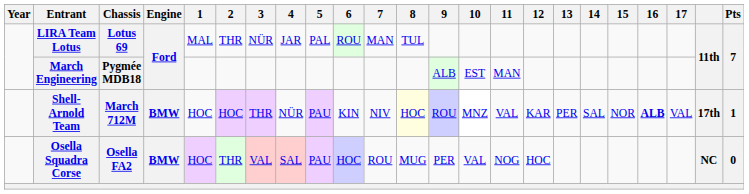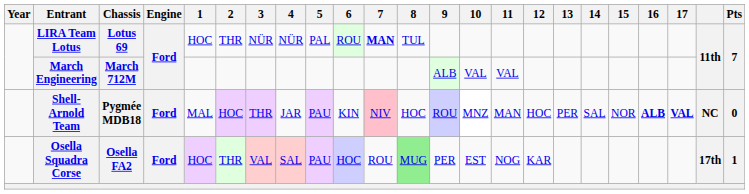(200, 40) MAL -> (200, 40) HOC
(291, 40) JAR -> (291, 40) NÜR
(380, 40) normal -> (380, 40) bold
(122, 73) Pygmée MDB18 -> (122, 73) March 712M
(475, 73) EST -> (475, 73) VAL
(507, 73) MAN -> (508, 73) VAL
(122, 113) March 712M -> (122, 113) Pygmée MDB18
(164, 113) BMW -> (164, 113) Ford
(200, 113) HOC -> (200, 113) MAL
(291, 113) NÜR -> (291, 113) JAR
(380, 113) no background -> (380, 113) pink background
(413, 113) lightyellow background -> (413, 113) no background
(507, 113) VAL -> (508, 113) MAN
(538, 113) KAR -> (539, 113) HOC
(681, 113) normal -> (682, 113) bold
(709, 113) 17th -> (710, 113) NC
(733, 113) 1 -> (734, 113) 0
(164, 160) BMW -> (164, 160) Ford
(413, 160) no background -> (413, 160) lightgreen background
(475, 160) VAL -> (475, 160) EST
(538, 160) HOC -> (539, 160) KAR
(709, 160) NC -> (710, 160) 17th
(733, 160) 0 -> (734, 160) 1
